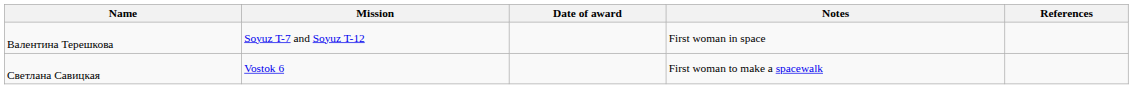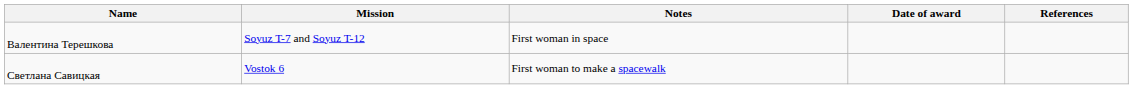columns swapped: (587, 13) <-> (836, 13)
